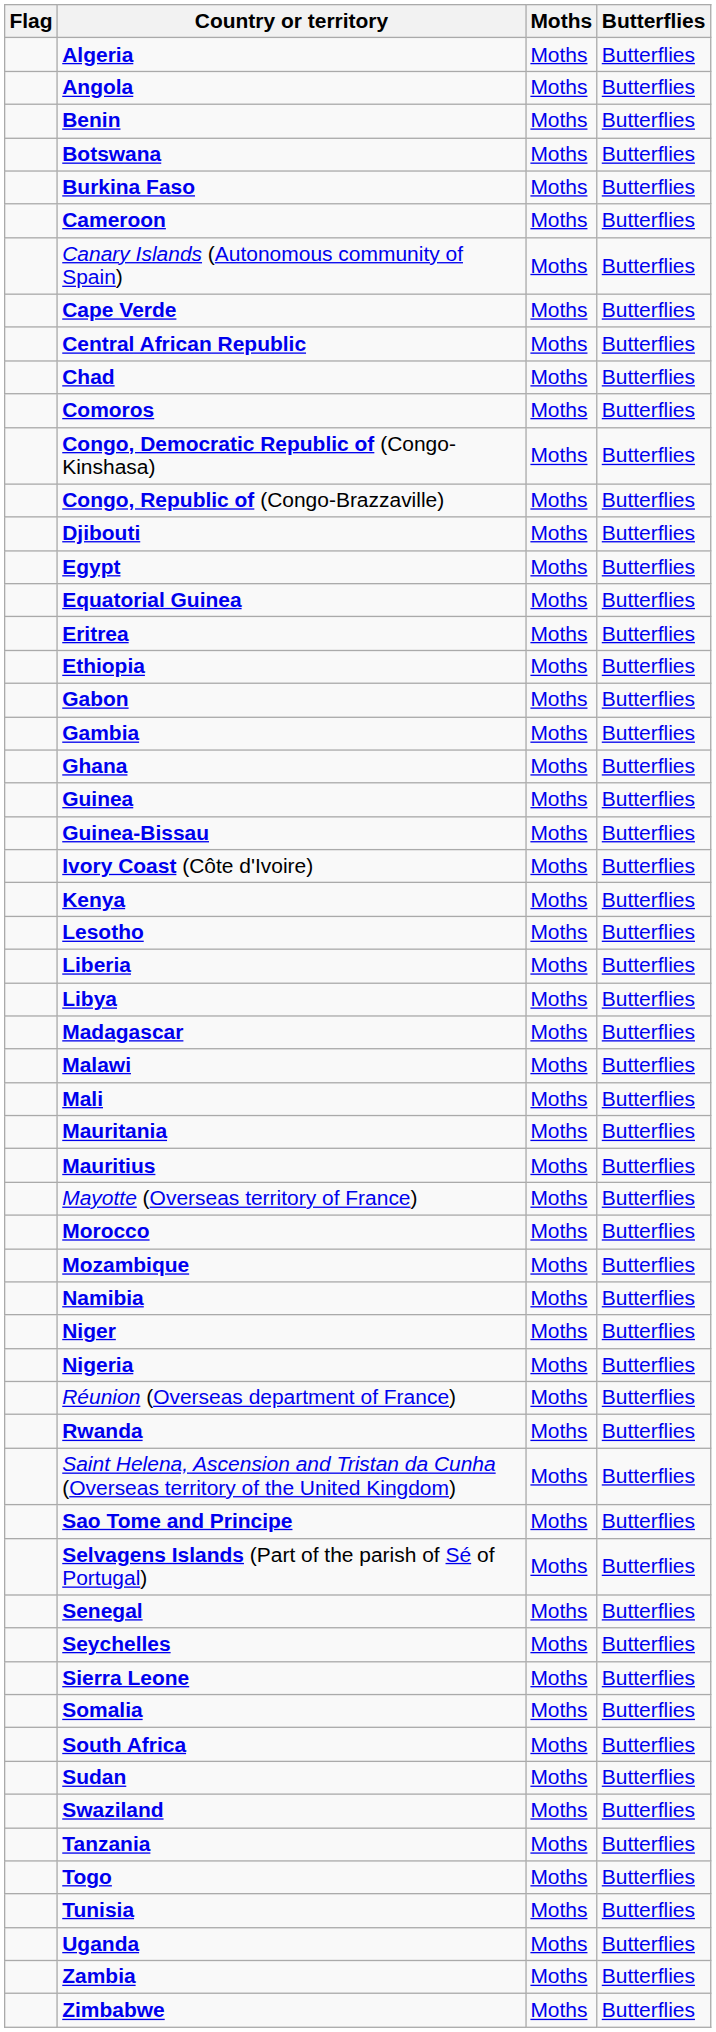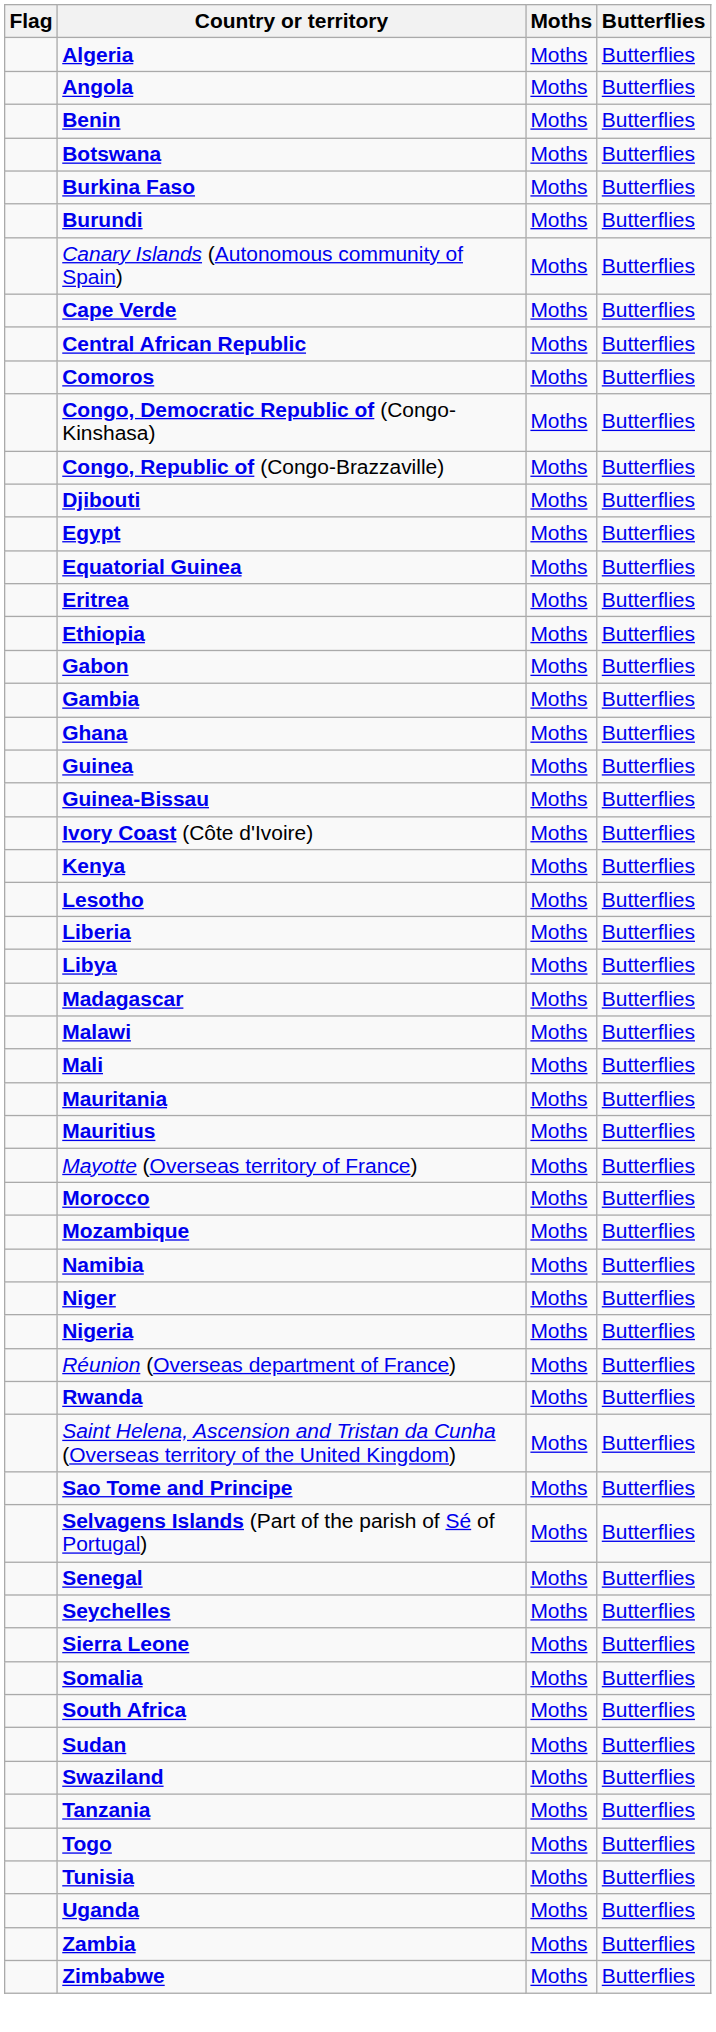+ row: (102, 220)
- row: (114, 220)
- row: (88, 377)
